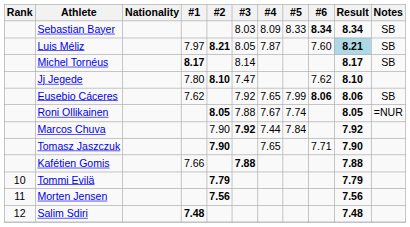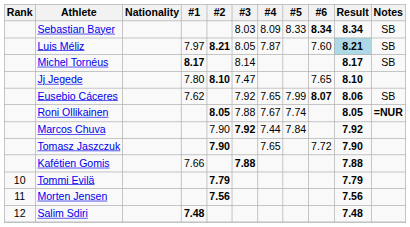(321, 79) 7.62 -> (321, 79) 7.65
(321, 96) 8.06 -> (321, 96) 8.07
(388, 113) normal -> (388, 113) bold
(321, 146) 7.71 -> (321, 146) 7.72
